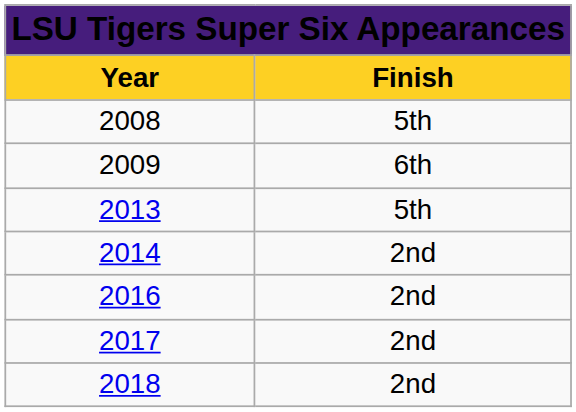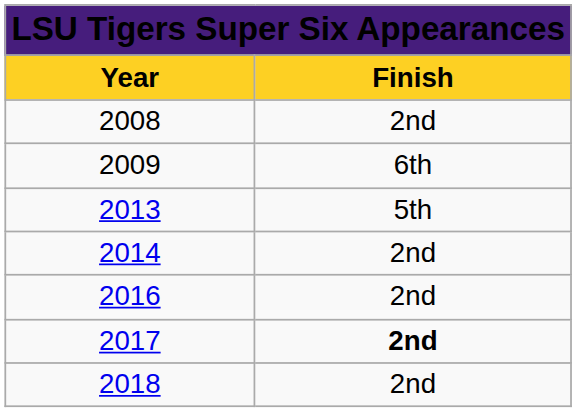(413, 121) 5th -> (413, 121) 2nd
(413, 340) normal -> (413, 340) bold
